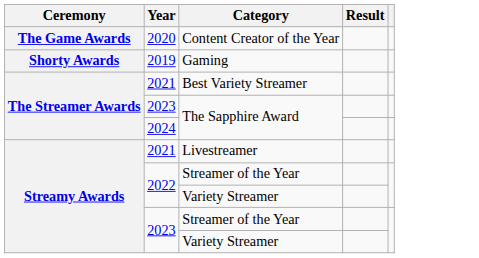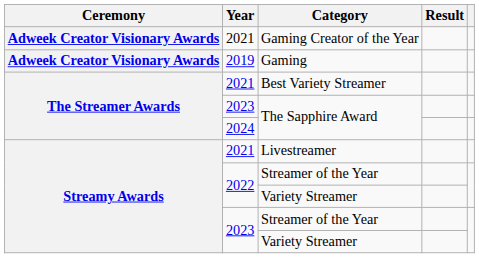+ row: (240, 38)
- row: (161, 38)
(74, 60) Shorty Awards -> (114, 60) Adweek Creator Visionary Awards
